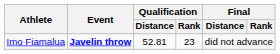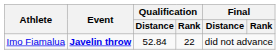(155, 42) 52.81 -> (155, 42) 52.84
(189, 42) 23 -> (189, 42) 22
